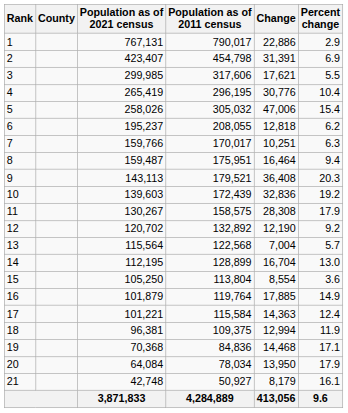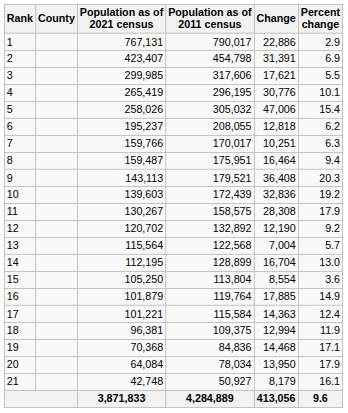(330, 93) 10.4 -> (330, 93) 10.1
